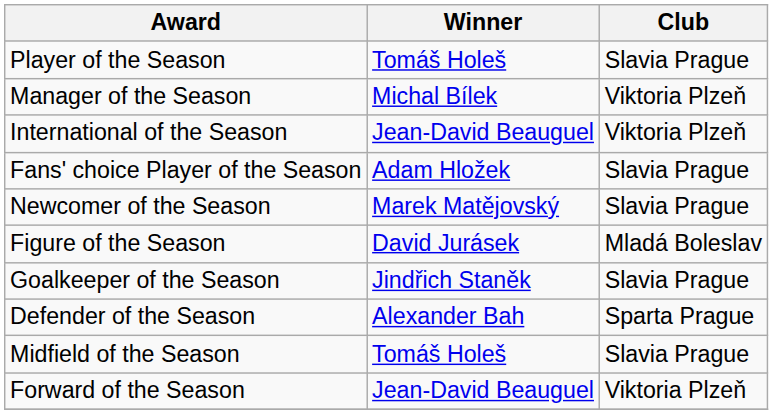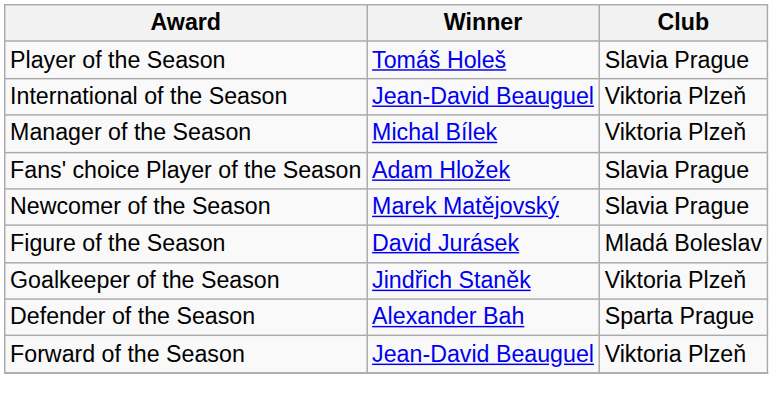rows swapped: (131, 96) <-> (149, 133)
(677, 280) Slavia Prague -> (675, 280) Viktoria Plzeň
- row: (125, 354)
